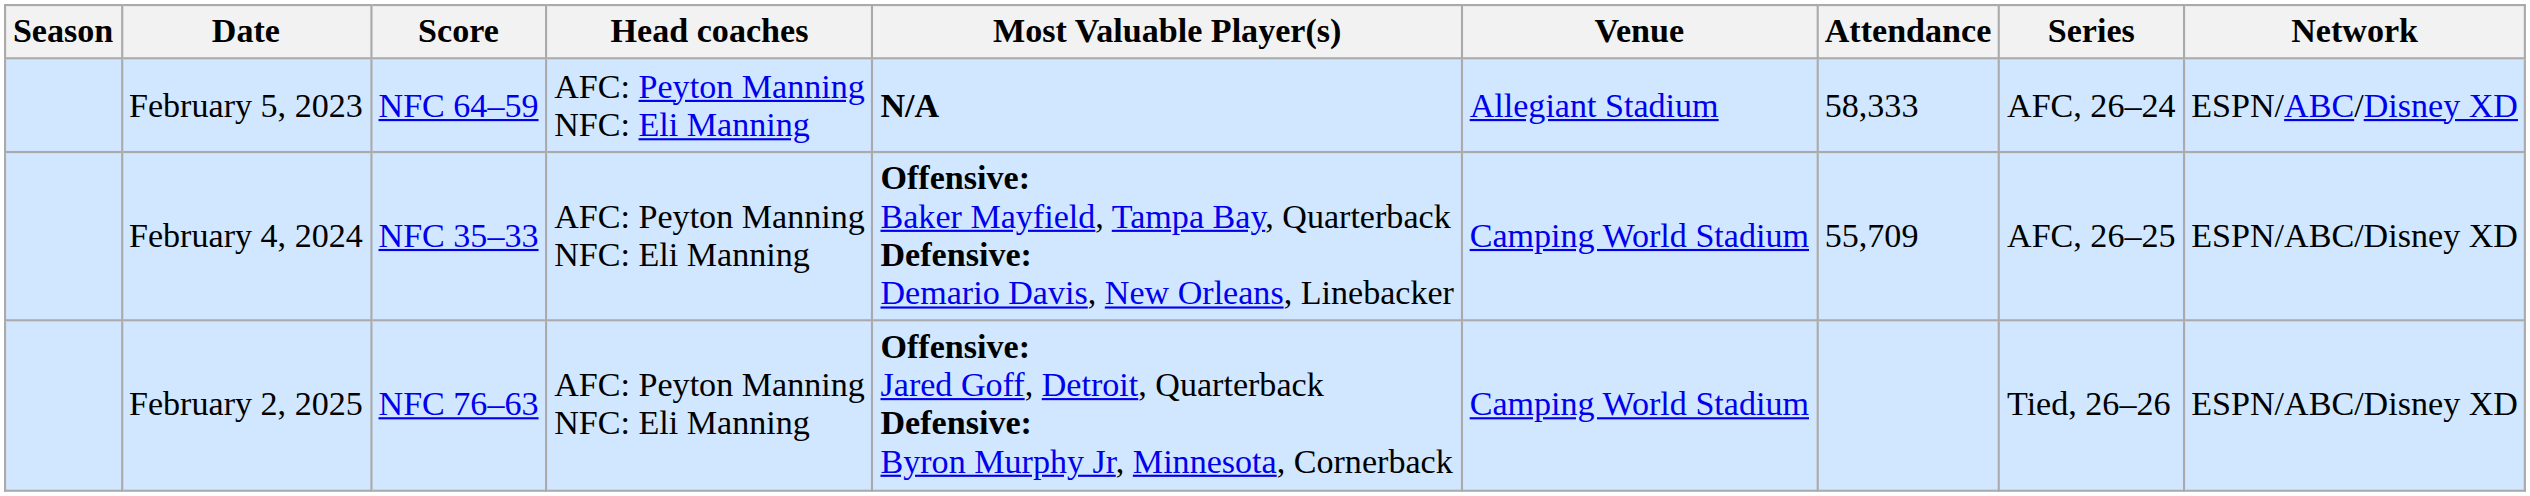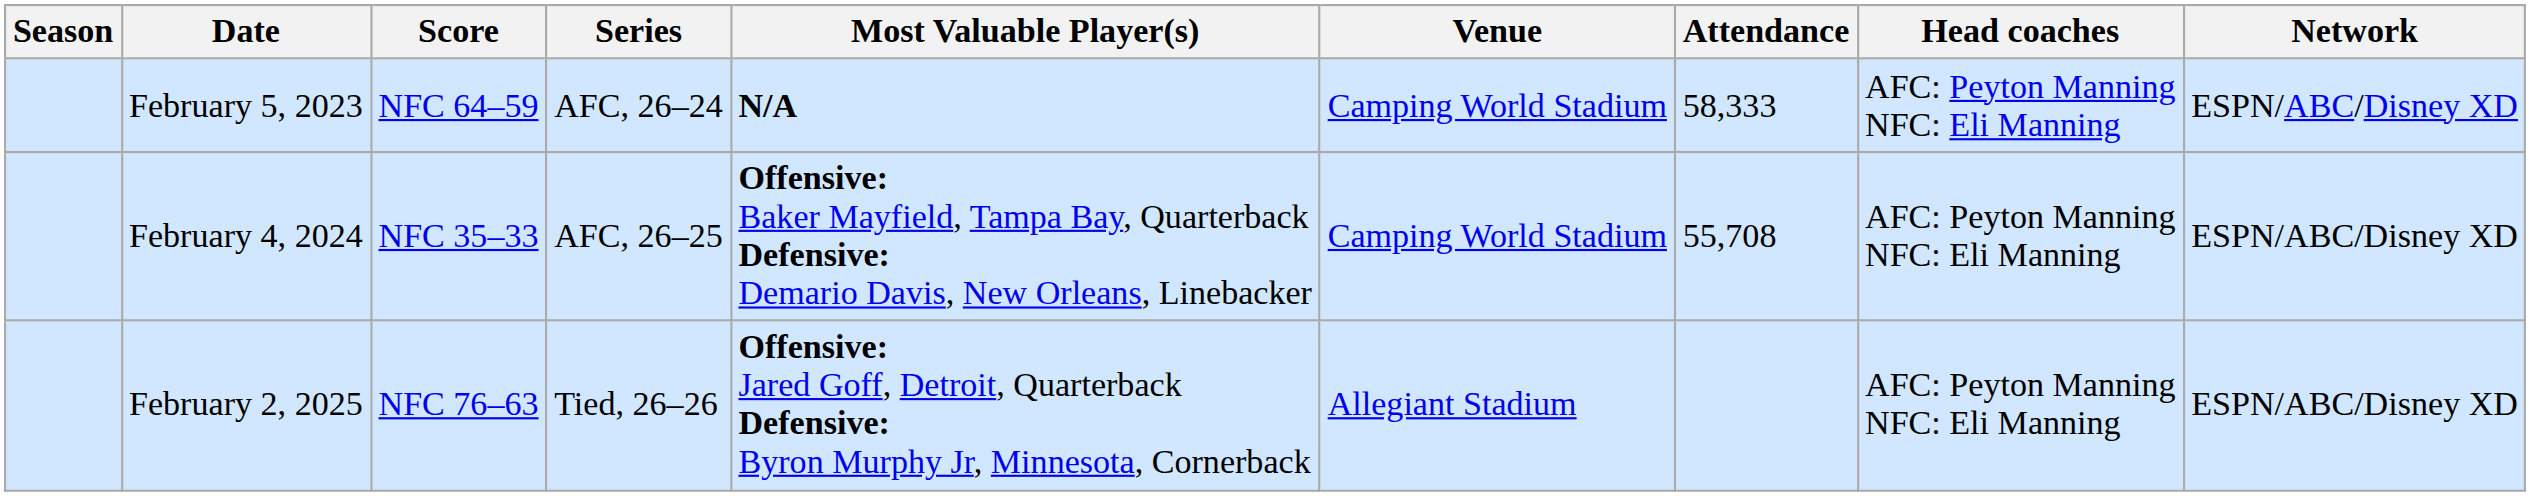columns swapped: (2091, 31) <-> (709, 31)
(1594, 104) Allegiant Stadium -> (1497, 104) Camping World Stadium
(1872, 235) 55,709 -> (1730, 235) 55,708
(1639, 404) Camping World Stadium -> (1452, 404) Allegiant Stadium
